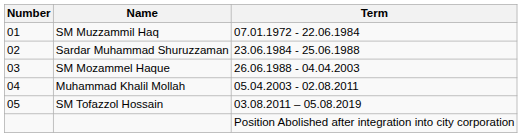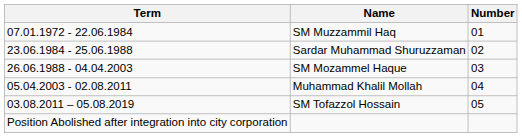columns swapped: (29, 13) <-> (374, 13)
